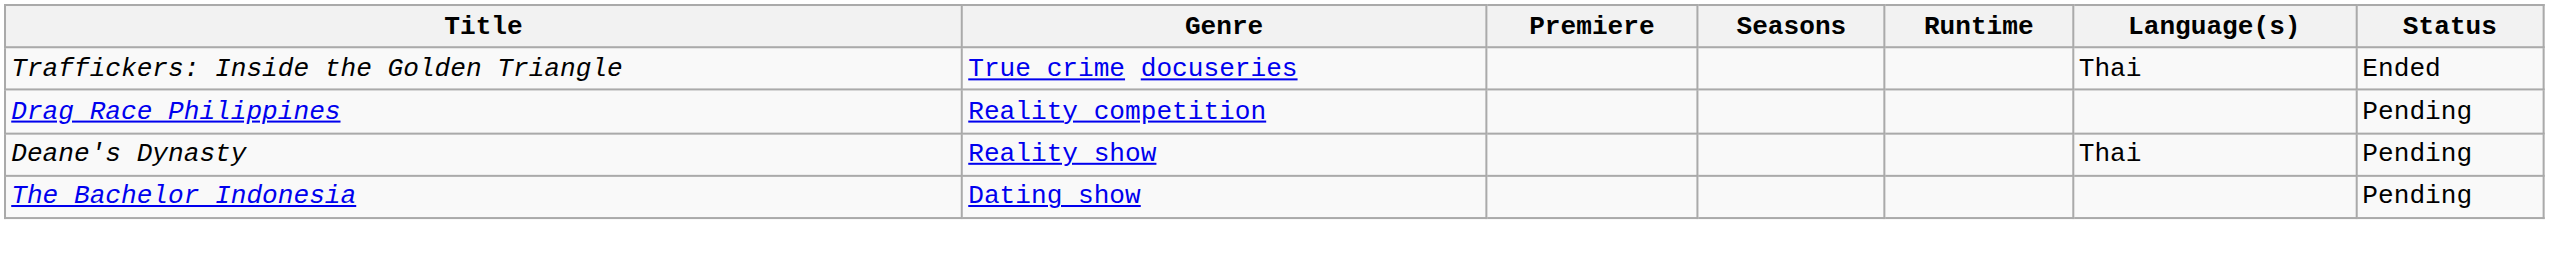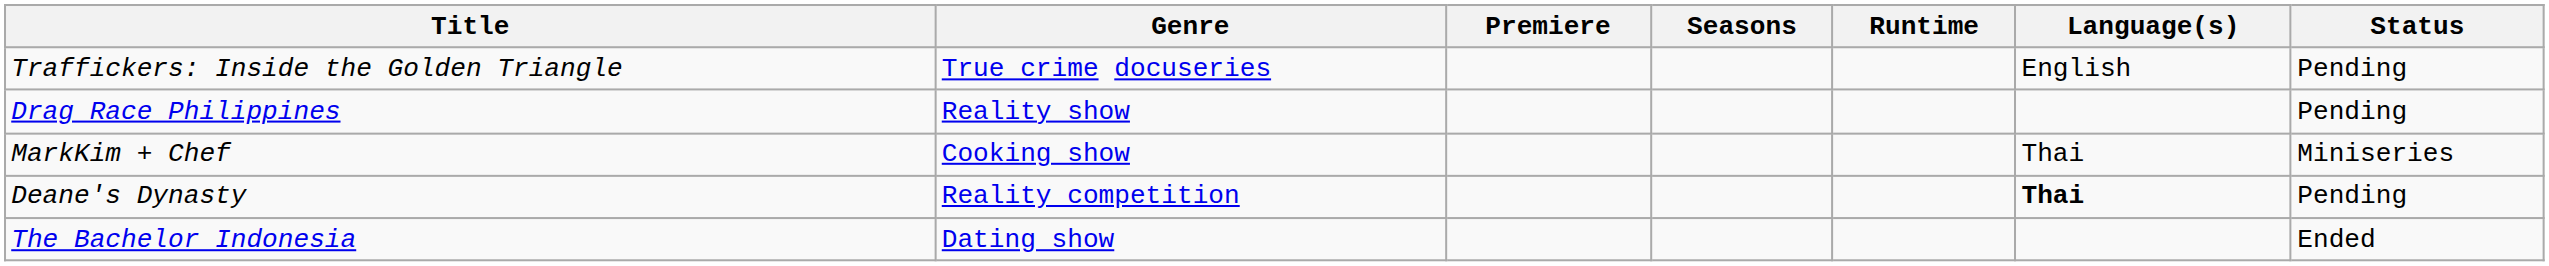(2110, 69) Thai -> (2076, 69) English
(2402, 69) Ended -> (2352, 69) Pending
(1117, 111) Reality competition -> (1036, 111) Reality show
+ row: (121, 154)
(1062, 154) Reality show -> (1091, 197) Reality competition
(2110, 154) normal -> (2053, 197) bold
(2417, 197) Pending -> (2337, 239) Ended
